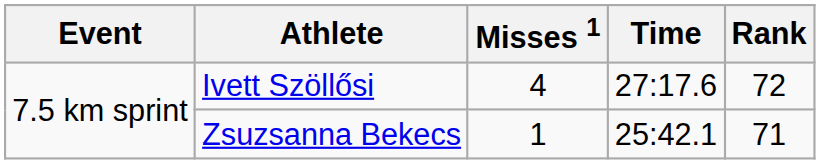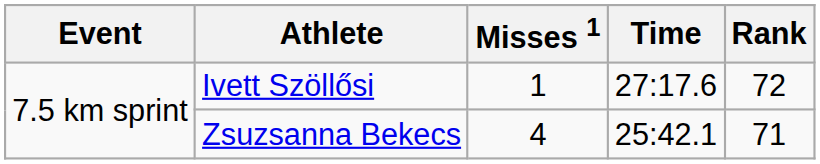(538, 86) 4 -> (538, 86) 1
(538, 135) 1 -> (538, 135) 4
